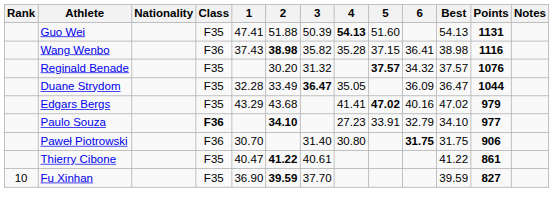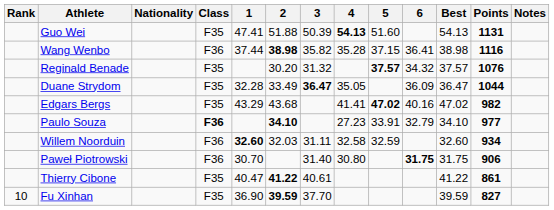(249, 50) 37.43 -> (249, 50) 37.44
(491, 104) 979 -> (491, 104) 982
+ row: (83, 141)
